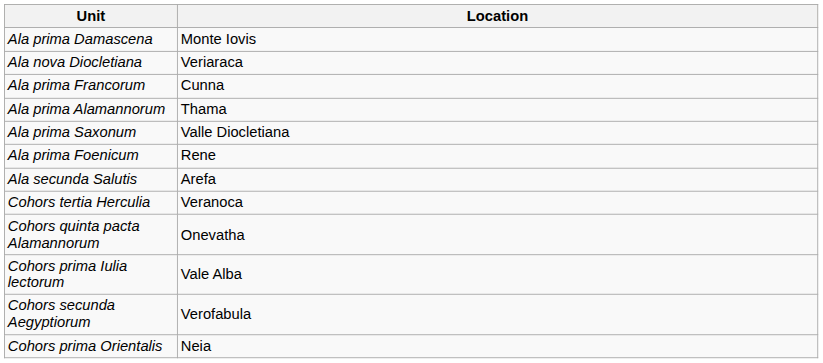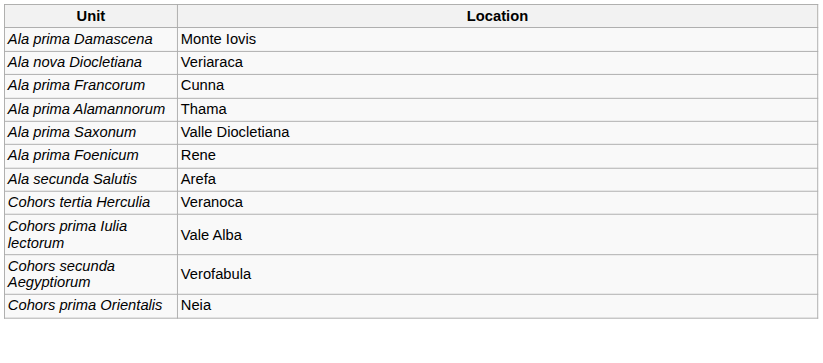- row: (74, 234)
